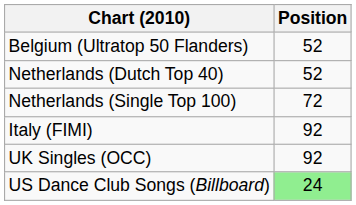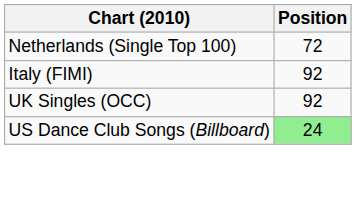- row: (128, 46)
- row: (116, 74)
